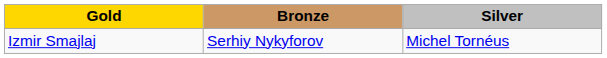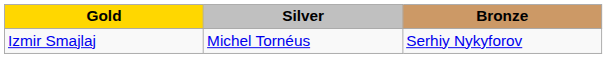columns swapped: (502, 16) <-> (303, 16)
